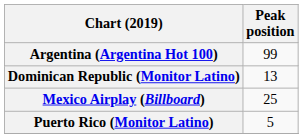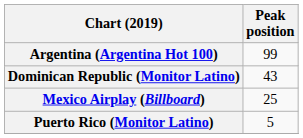(270, 76) 13 -> (270, 76) 43
